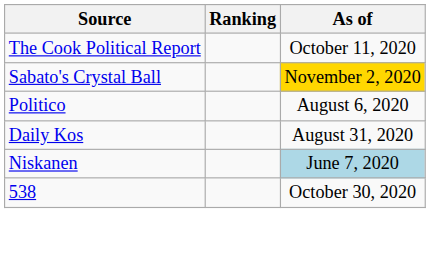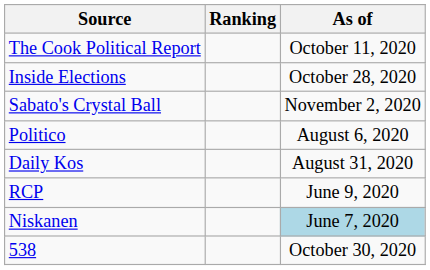+ row: (67, 76)
(353, 76) gold background -> (353, 105) no background
+ row: (26, 192)
